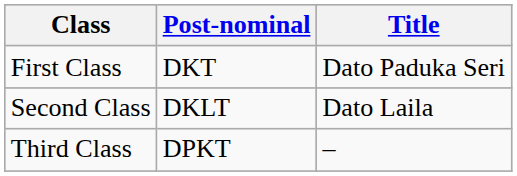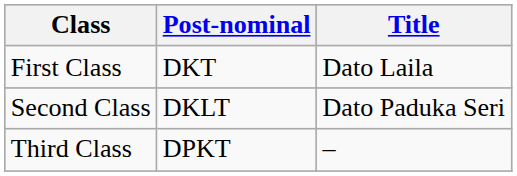(414, 66) Dato Paduka Seri -> (378, 66) Dato Laila
(378, 107) Dato Laila -> (414, 107) Dato Paduka Seri
